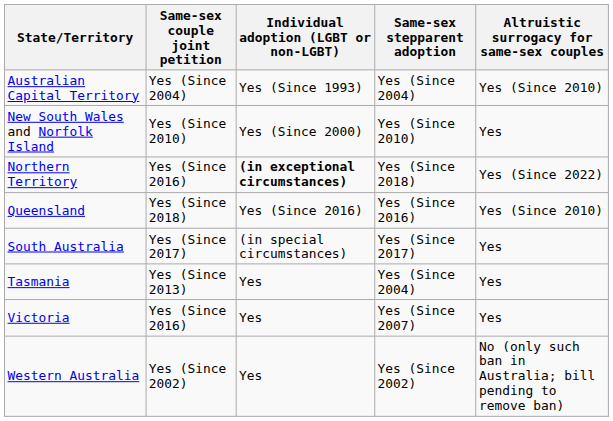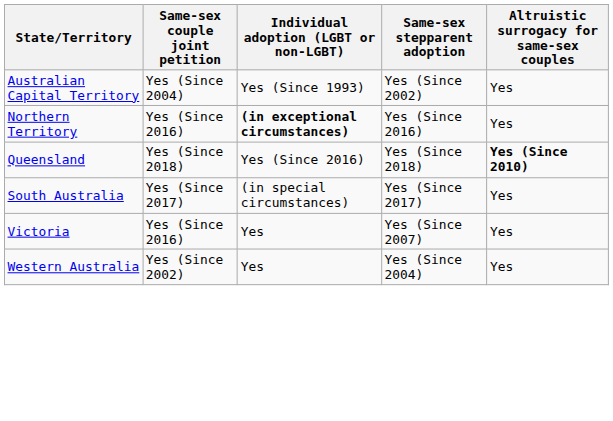(416, 88) Yes (Since 2004) -> (423, 88) Yes (Since 2002)
(541, 88) Yes (Since 2010) -> (502, 88) Yes
- row: (66, 131)
(416, 174) Yes (Since 2018) -> (423, 124) Yes (Since 2016)
(541, 174) Yes (Since 2022) -> (502, 124) Yes
(416, 210) Yes (Since 2016) -> (423, 160) Yes (Since 2018)
(541, 210) normal -> (529, 160) bold
- row: (39, 282)
(416, 376) Yes (Since 2002) -> (423, 267) Yes (Since 2004)
(537, 376) No (only such ban in Australia; bill pending to remove ban) -> (502, 267) Yes
